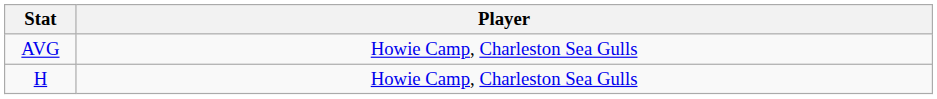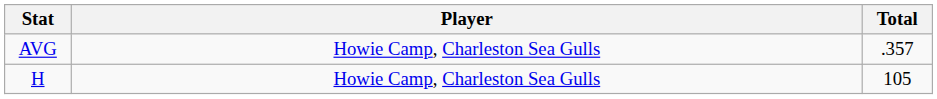+ column: (897, 19)
